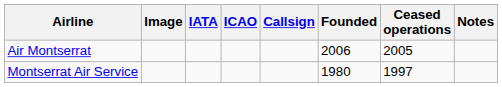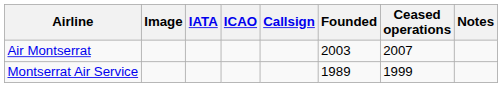(336, 51) 2006 -> (336, 51) 2003
(398, 51) 2005 -> (398, 51) 2007
(336, 72) 1980 -> (336, 72) 1989
(398, 72) 1997 -> (398, 72) 1999
